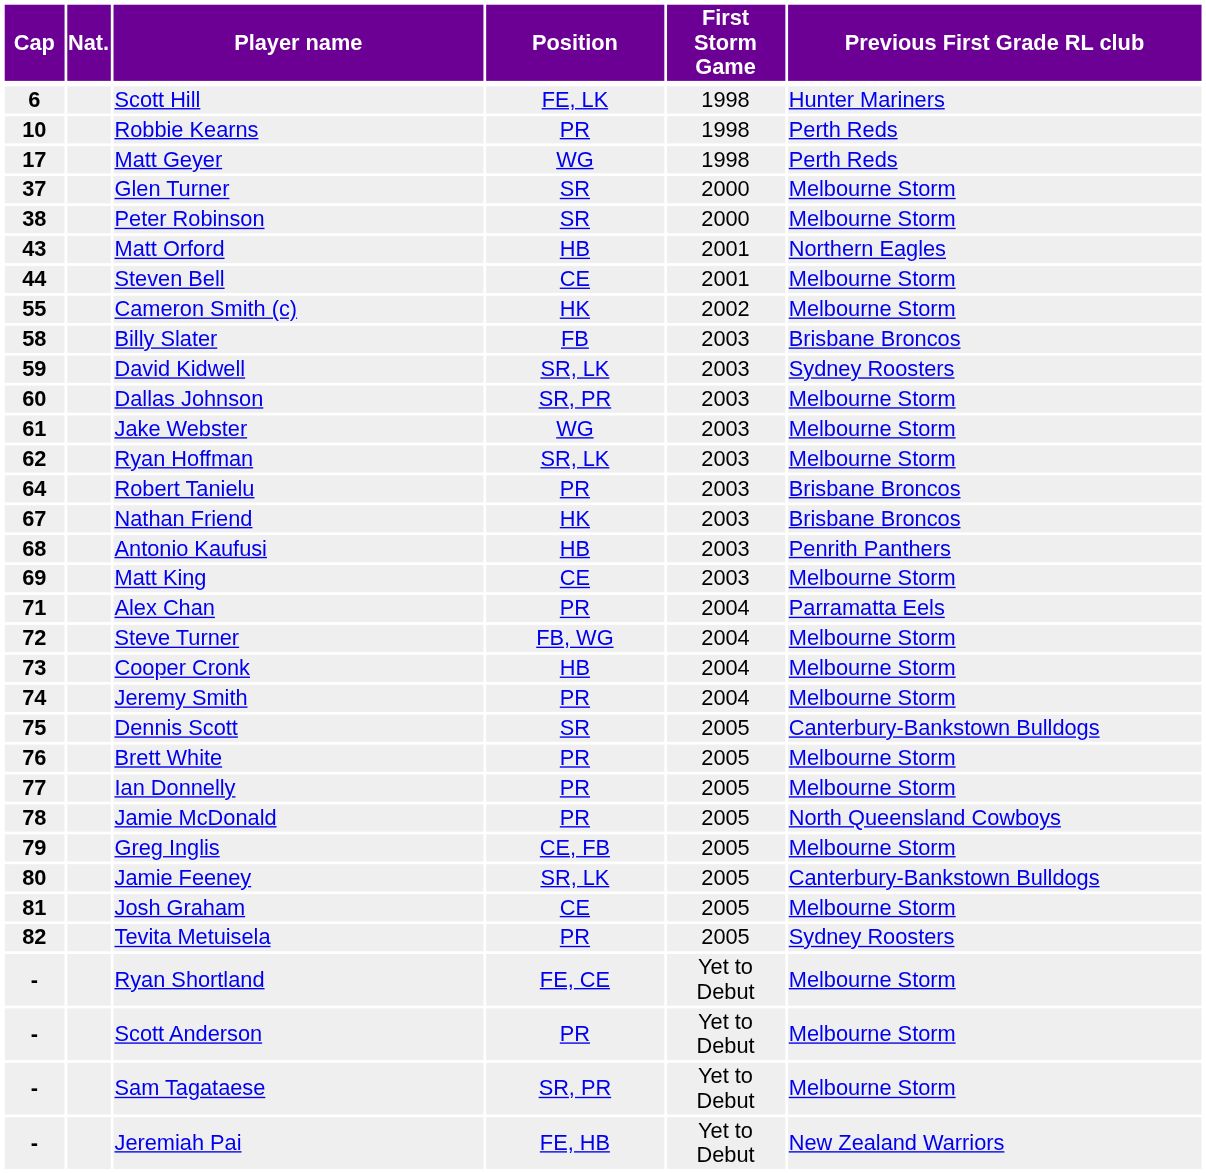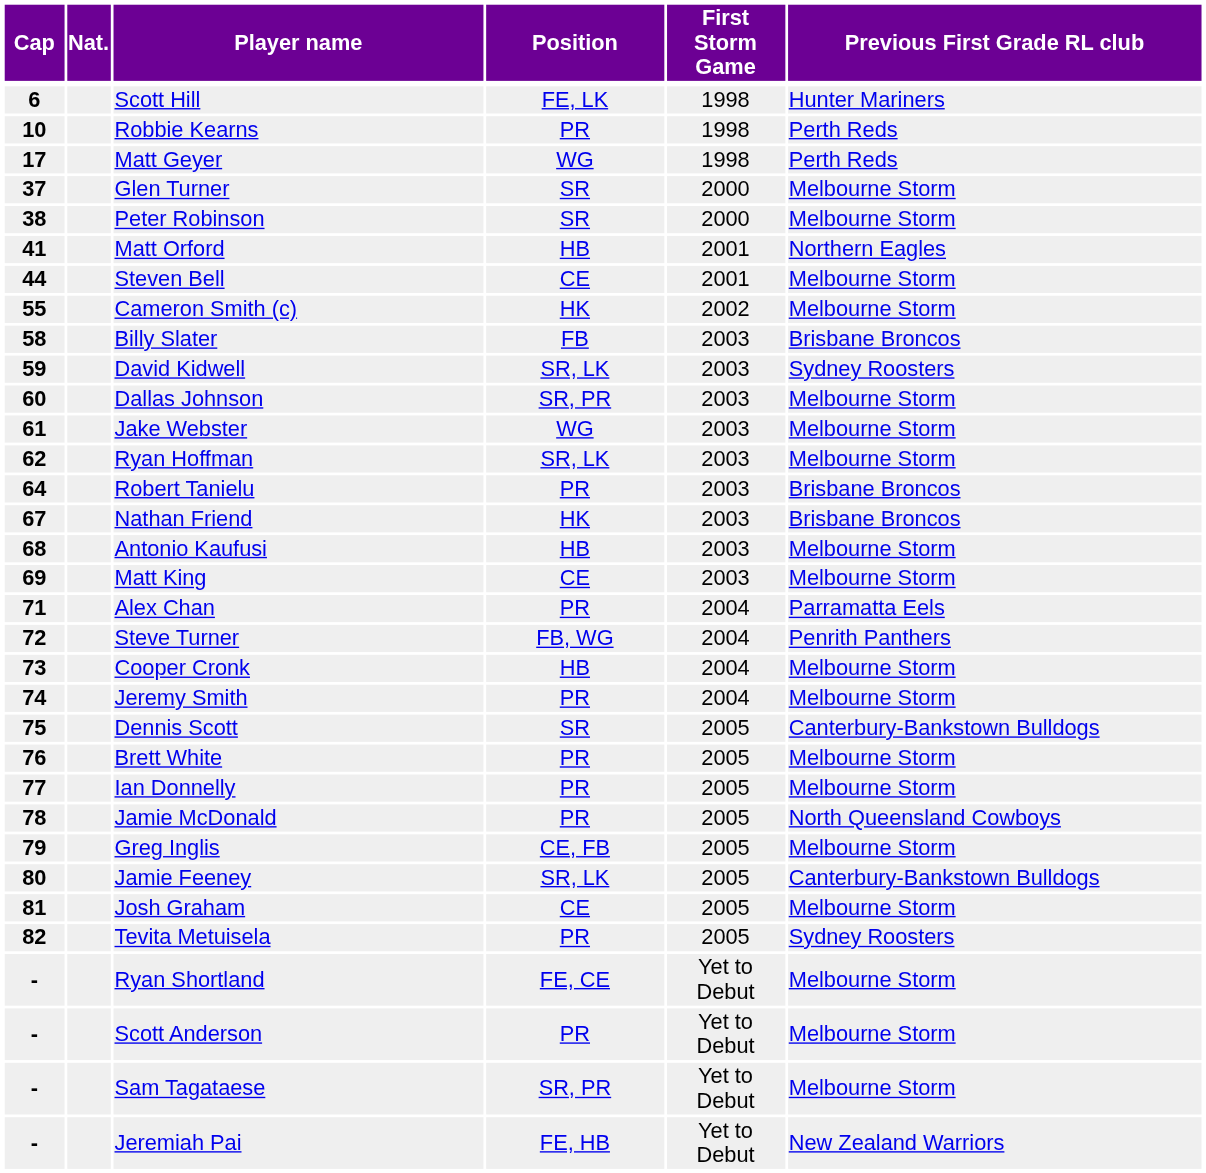(34, 249) 43 -> (34, 249) 41
(870, 548) Penrith Panthers -> (872, 548) Melbourne Storm
(872, 638) Melbourne Storm -> (870, 638) Penrith Panthers
